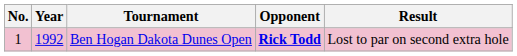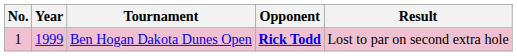(49, 39) 1992 -> (49, 39) 1999
